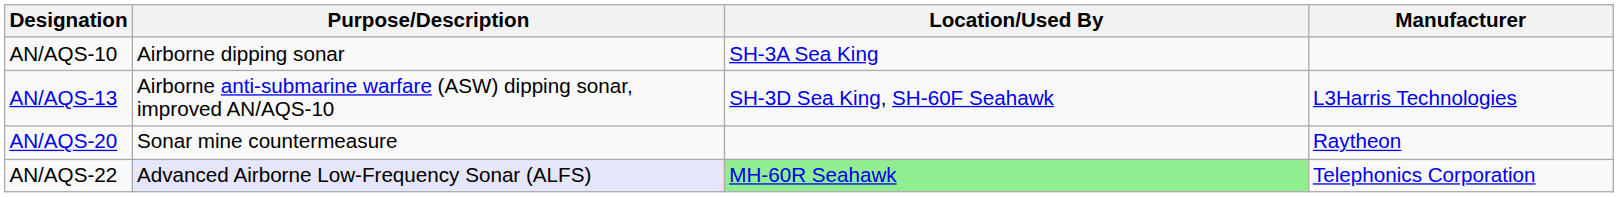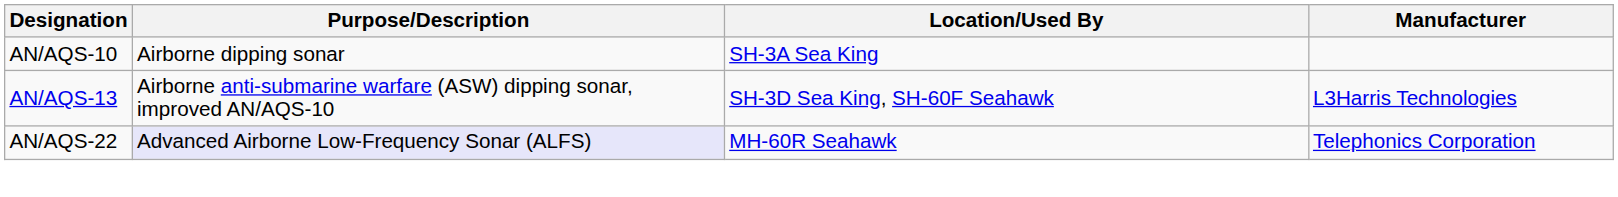- row: (63, 142)
(813, 175) lightgreen background -> (813, 142) no background
